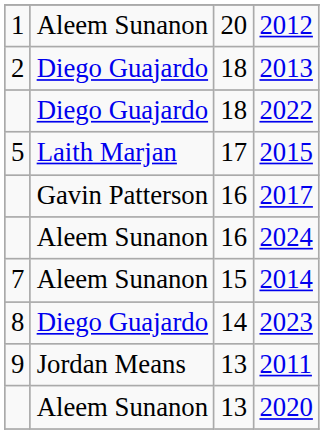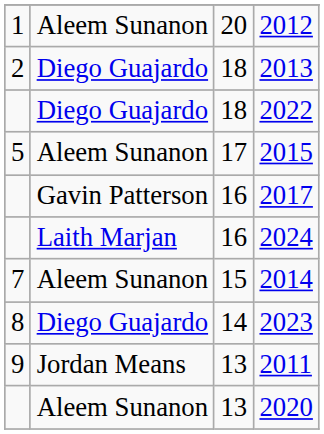(107, 152) Laith Marjan -> (122, 152) Aleem Sunanon
(122, 237) Aleem Sunanon -> (107, 237) Laith Marjan
